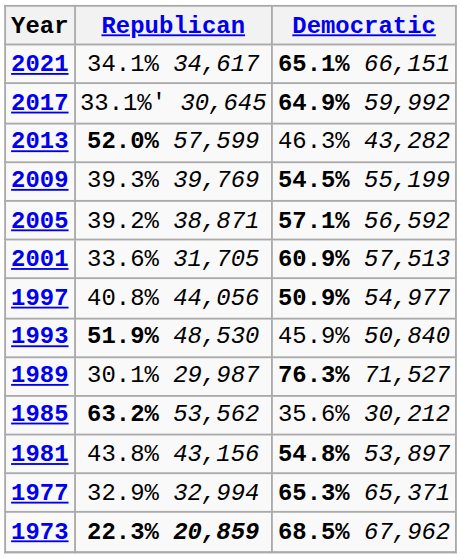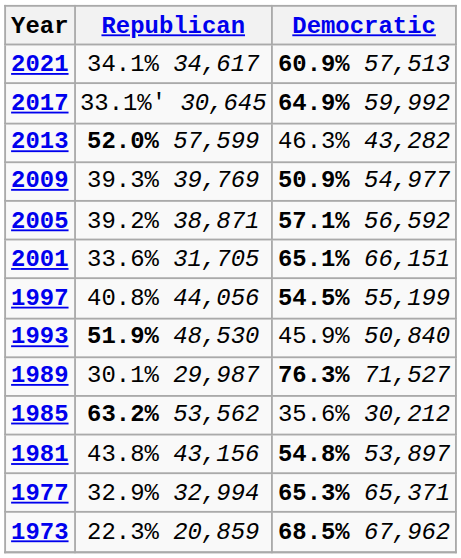(364, 64) 65.1% 66,151 -> (364, 64) 60.9% 57,513
(364, 181) 54.5% 55,199 -> (364, 181) 50.9% 54,977
(364, 259) 60.9% 57,513 -> (364, 259) 65.1% 66,151
(364, 298) 50.9% 54,977 -> (364, 298) 54.5% 55,199
(173, 532) bold -> (173, 532) normal
